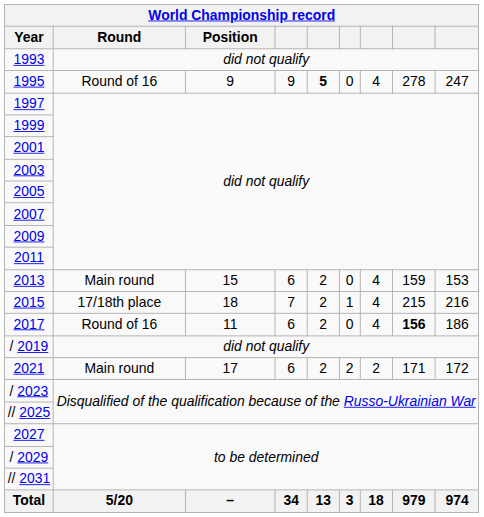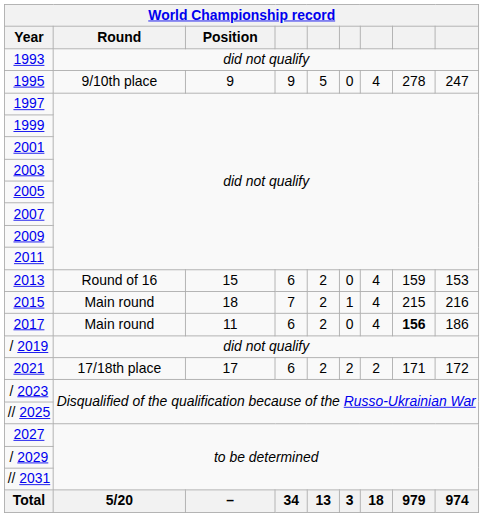(119, 81) Round of 16 -> (119, 81) 9/10th place
(323, 81) bold -> (323, 81) normal
(119, 280) Main round -> (119, 280) Round of 16
(119, 302) 17/18th place -> (119, 302) Main round
(119, 324) Round of 16 -> (119, 324) Main round
(119, 368) Main round -> (119, 368) 17/18th place
